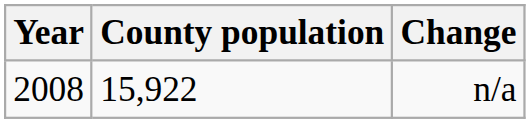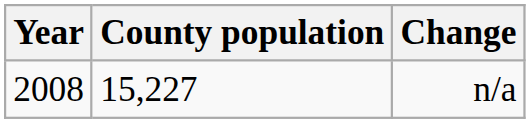(149, 88) 15,922 -> (149, 88) 15,227
